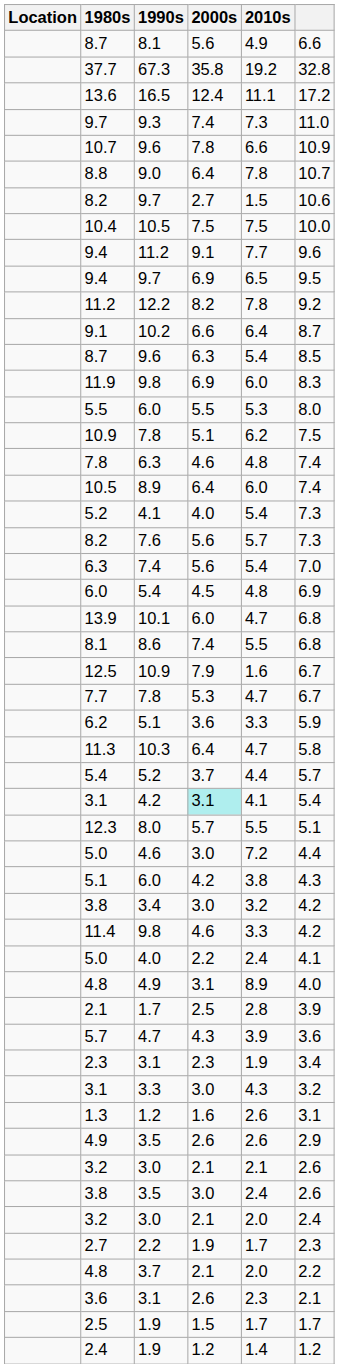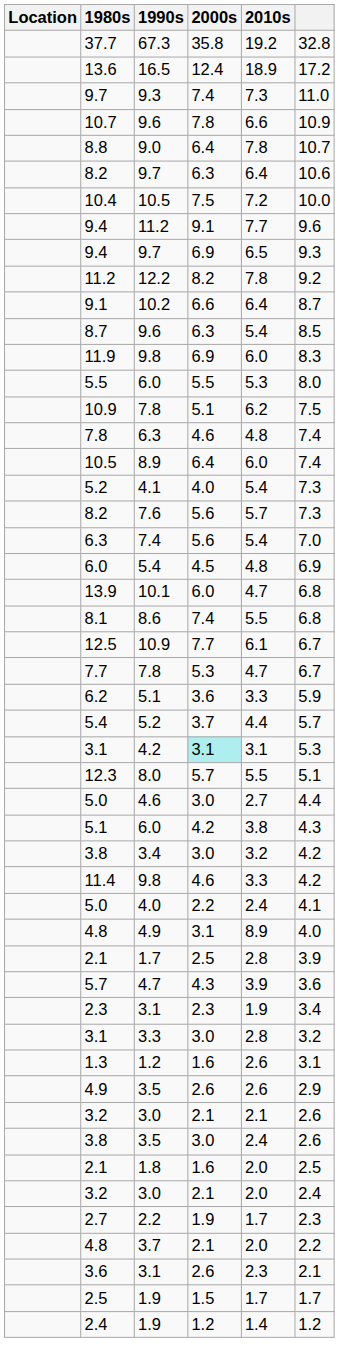- row: (96, 43)
(260, 95) 11.1 -> (261, 69) 18.9
(203, 200) 2.7 -> (203, 174) 6.3
(256, 200) 1.5 -> (256, 174) 6.4
(256, 226) 7.5 -> (256, 200) 7.2
(310, 278) 9.5 -> (310, 252) 9.3
(203, 670) 7.9 -> (203, 644) 7.7
(256, 670) 1.6 -> (256, 644) 6.1
- row: (100, 749)
(256, 801) 4.1 -> (256, 749) 3.1
(310, 801) 5.4 -> (310, 749) 5.3
(256, 853) 7.2 -> (256, 801) 2.7
(256, 1089) 4.3 -> (256, 1036) 2.8
+ row: (96, 1167)
